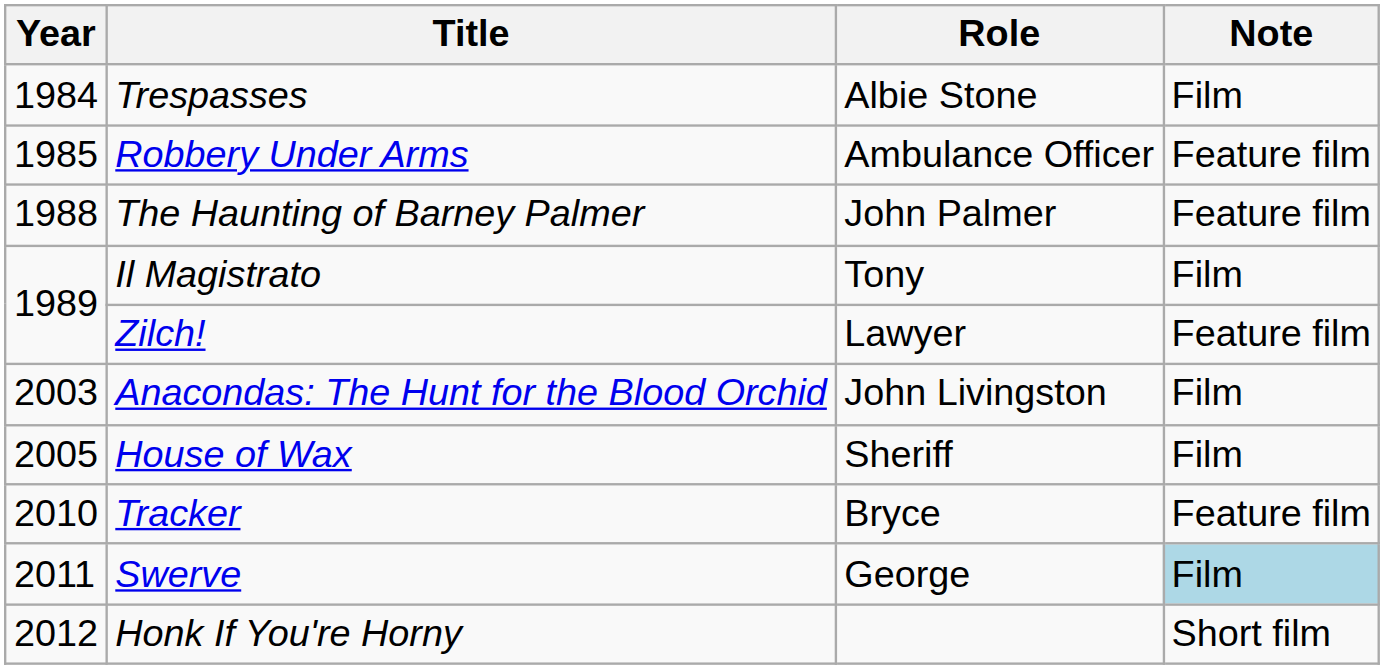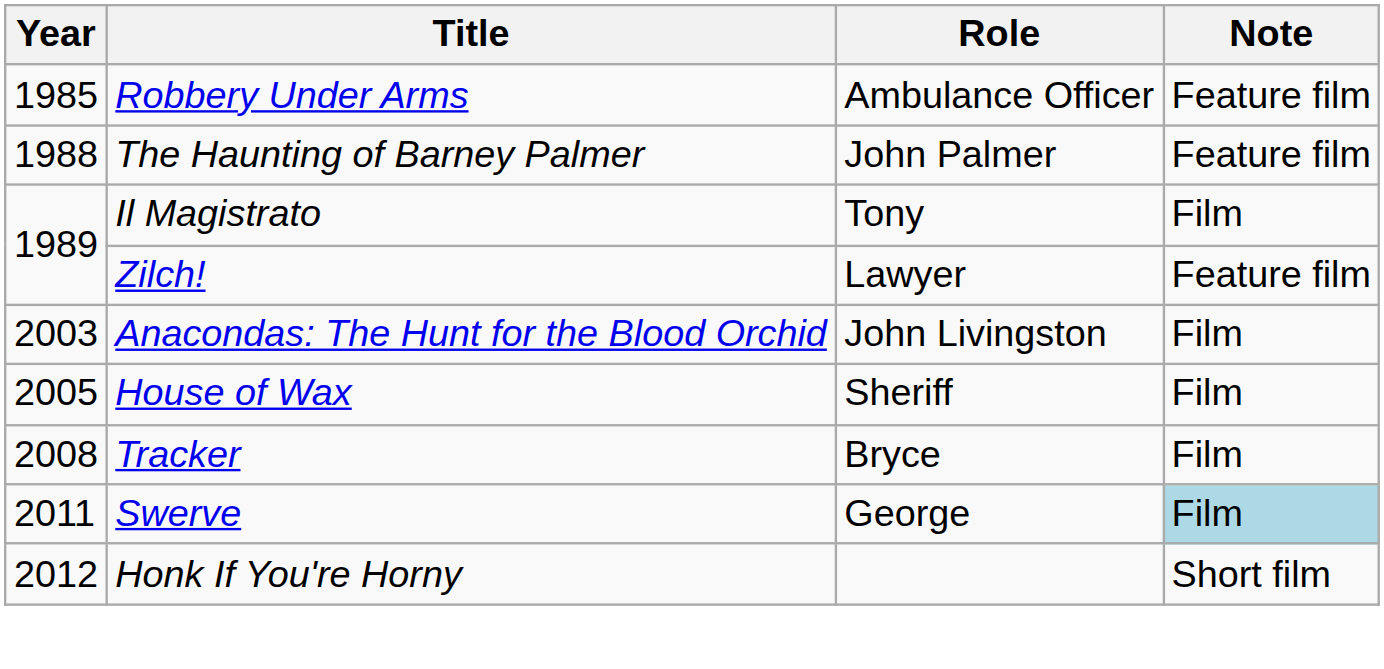- row: (211, 94)
(56, 513) 2010 -> (56, 453) 2008
(1271, 513) Feature film -> (1207, 453) Film
